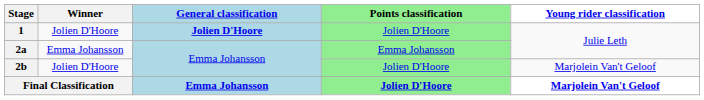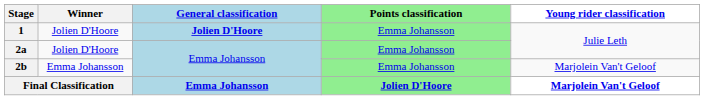(416, 31) Jolien D'Hoore -> (416, 31) Emma Johansson
(85, 49) Emma Johansson -> (85, 49) Jolien D'Hoore
(85, 67) Jolien D'Hoore -> (85, 67) Emma Johansson
(416, 67) Jolien D'Hoore -> (416, 67) Emma Johansson
